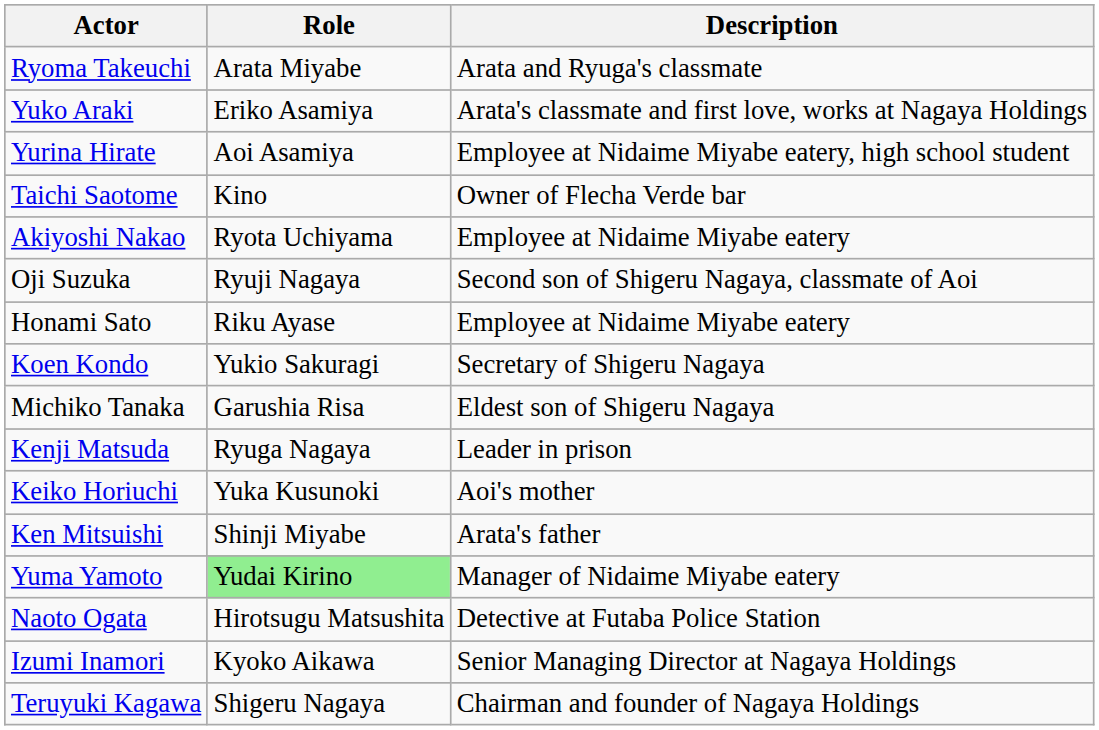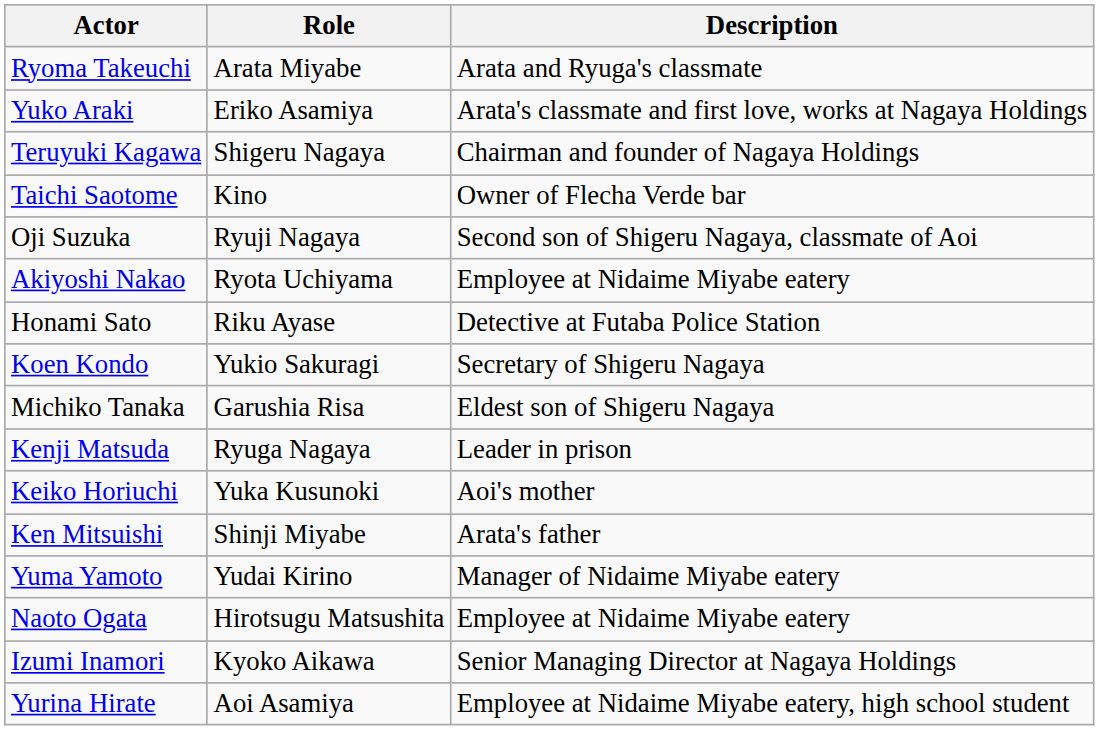rows swapped: (83, 152) <-> (106, 703)
rows swapped: (98, 237) <-> (71, 279)
(653, 322) Employee at Nidaime Miyabe eatery -> (639, 322) Detective at Futaba Police Station
(283, 576) lightgreen background -> (283, 576) no background
(639, 618) Detective at Futaba Police Station -> (653, 618) Employee at Nidaime Miyabe eatery
